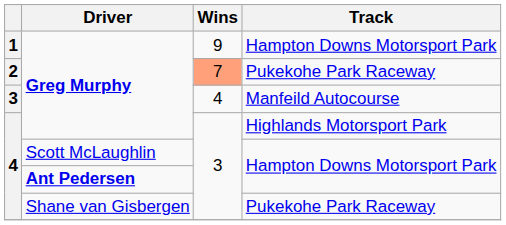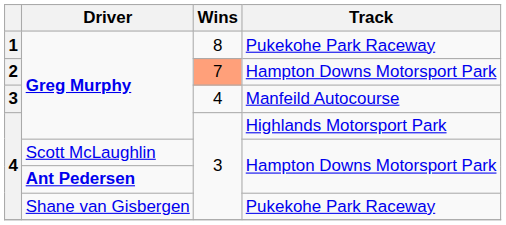(218, 44) 9 -> (218, 44) 8
(371, 44) Hampton Downs Motorsport Park -> (341, 44) Pukekohe Park Raceway
(341, 71) Pukekohe Park Raceway -> (371, 71) Hampton Downs Motorsport Park
